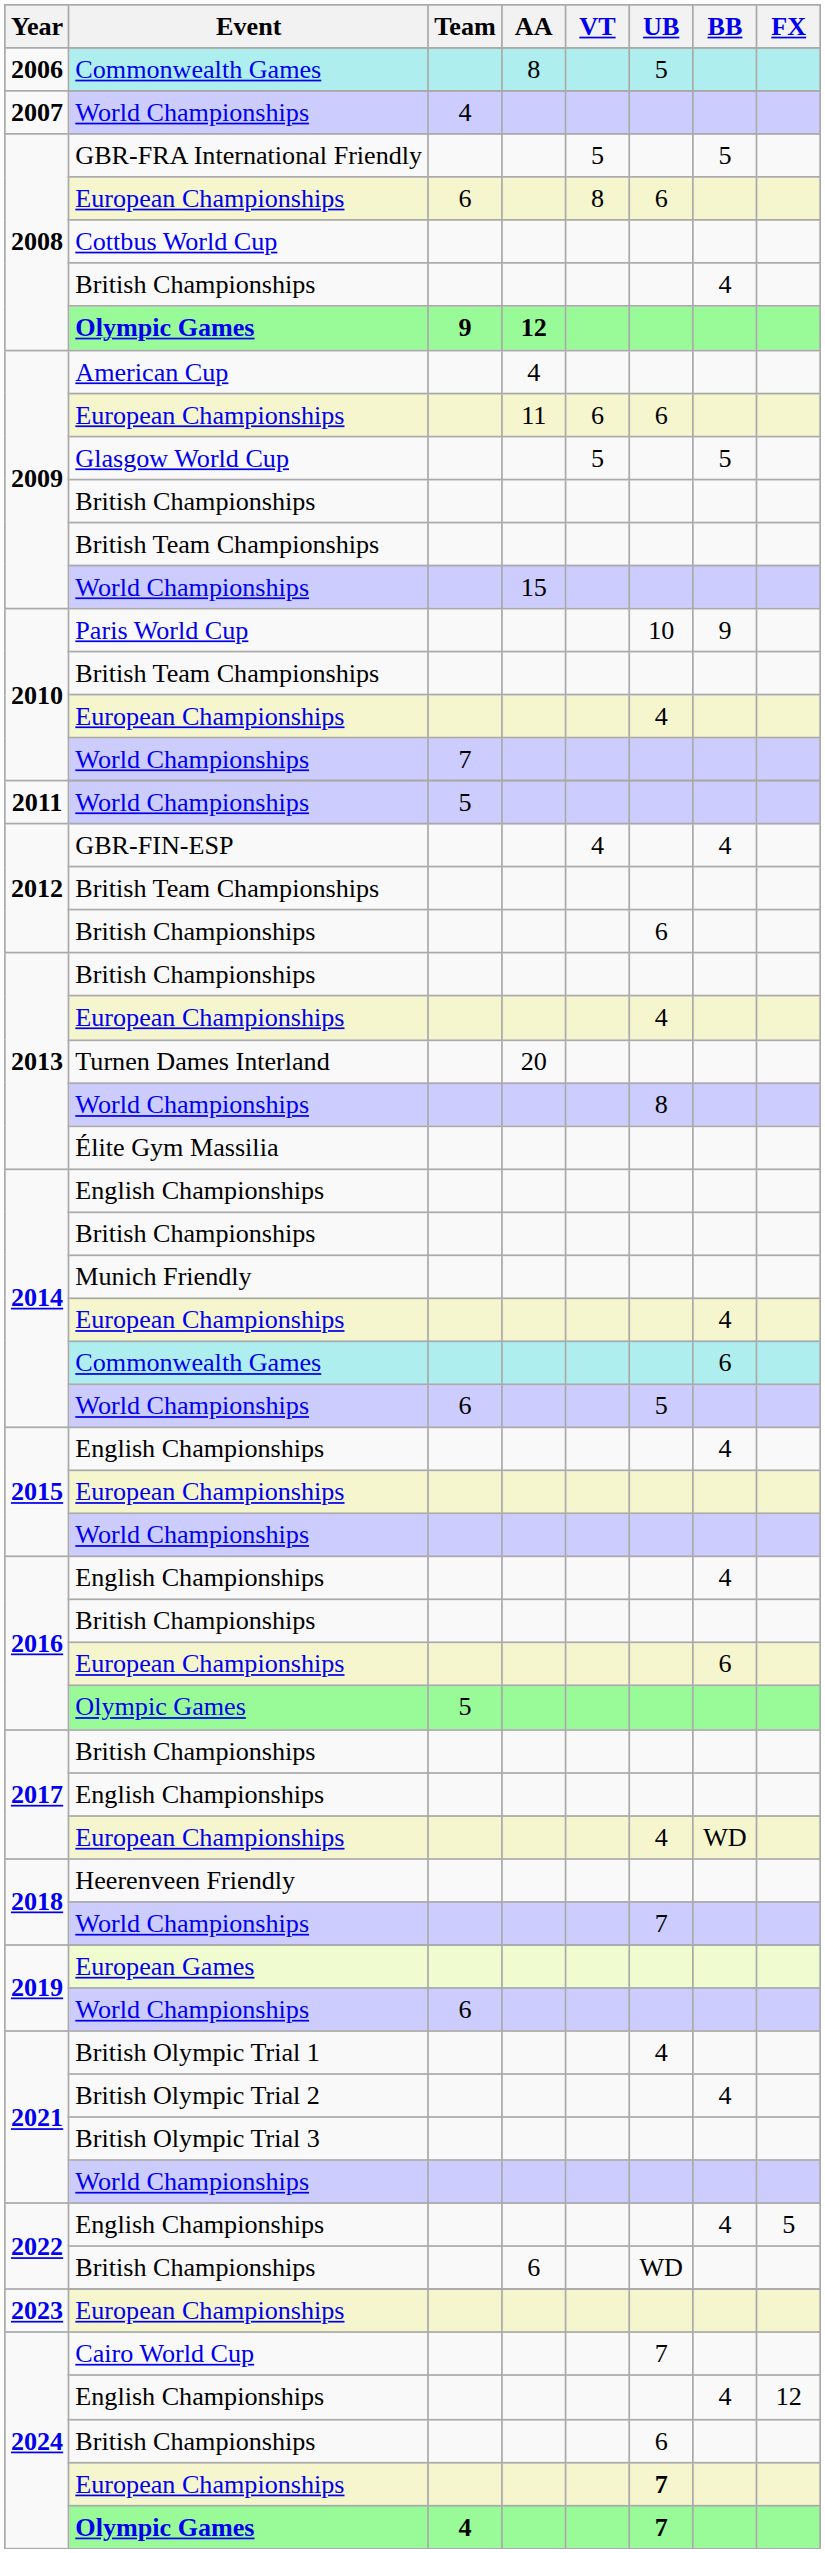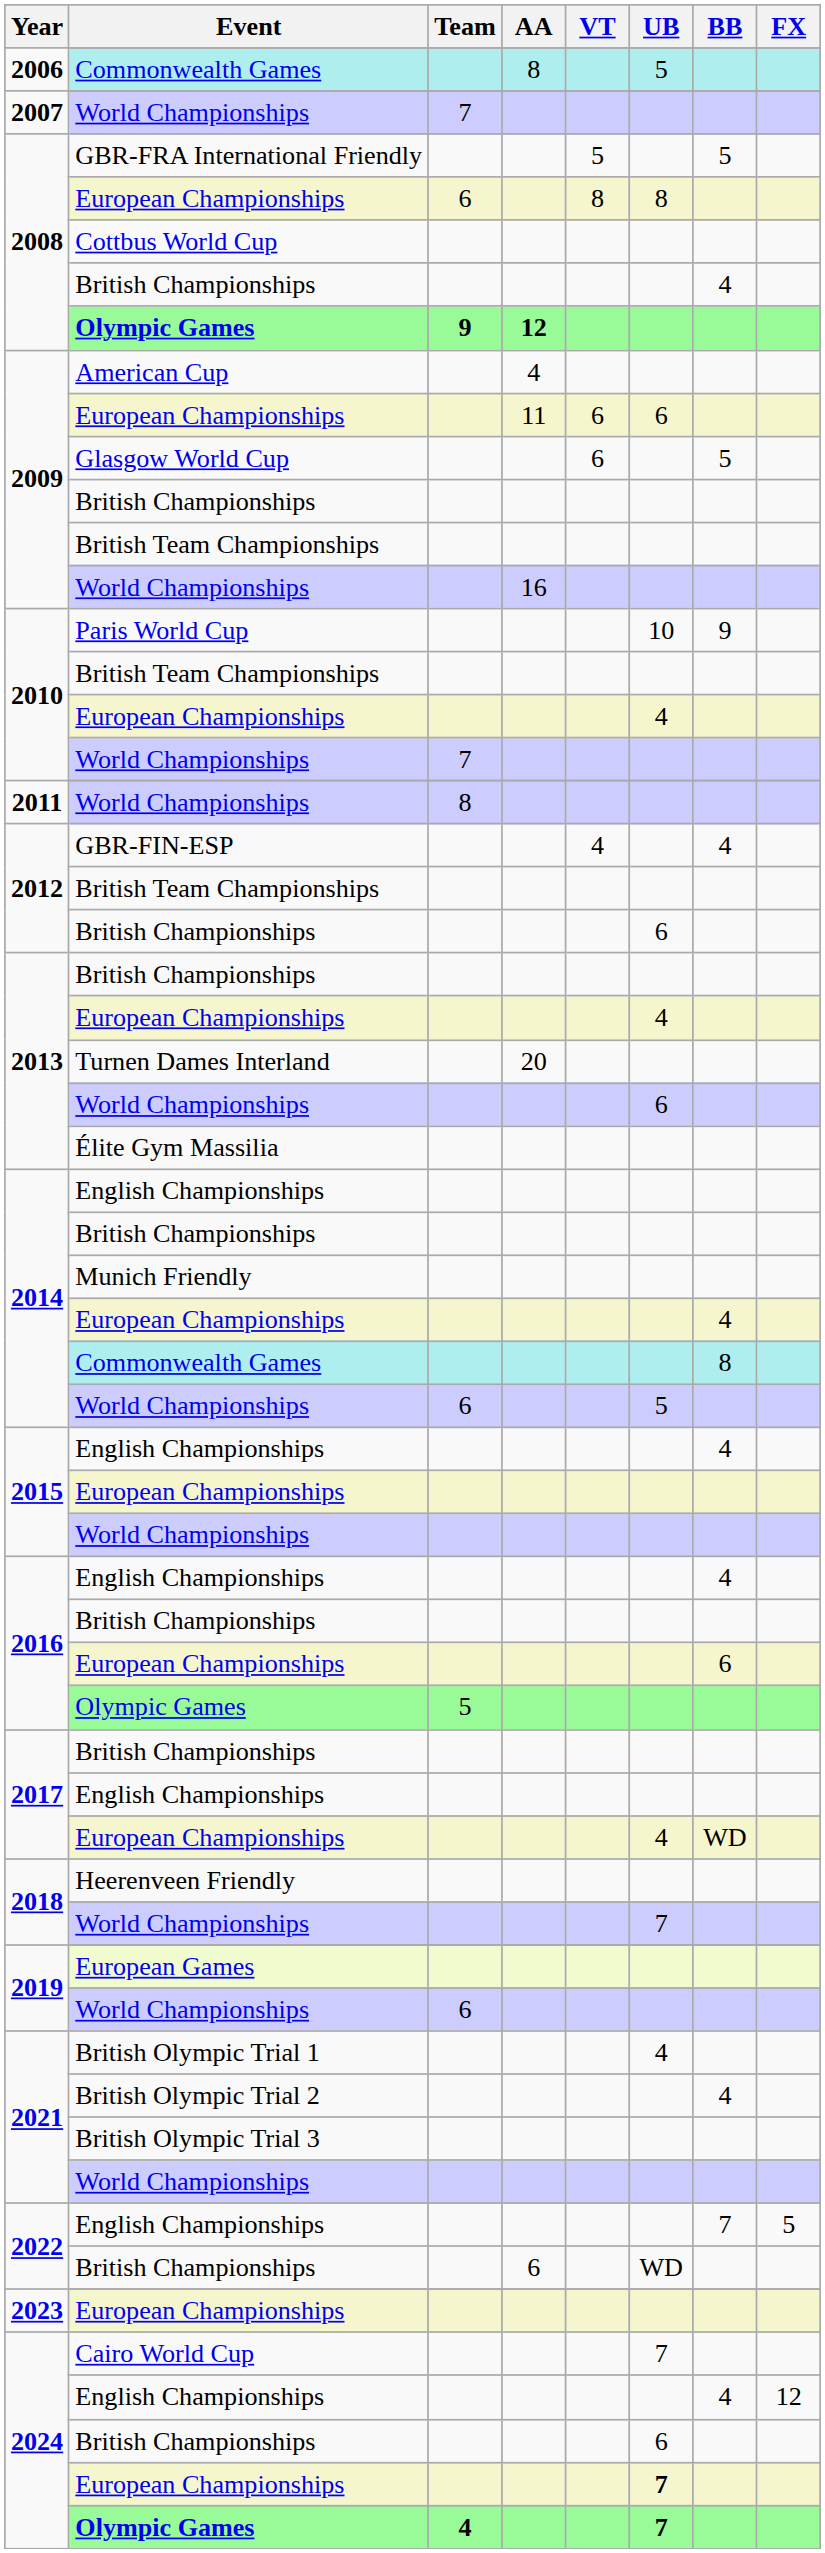(465, 112) 4 -> (465, 112) 7
(661, 198) 6 -> (661, 198) 8
(597, 457) 5 -> (597, 457) 6
(534, 586) 15 -> (534, 586) 16
(465, 802) 5 -> (465, 802) 8
(661, 1103) 8 -> (661, 1103) 6
(725, 1362) 6 -> (725, 1362) 8
(725, 2224) 4 -> (725, 2224) 7
